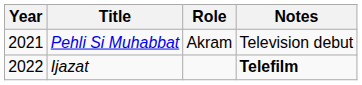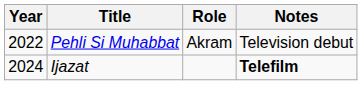(26, 42) 2021 -> (26, 42) 2022
(26, 67) 2022 -> (26, 67) 2024
